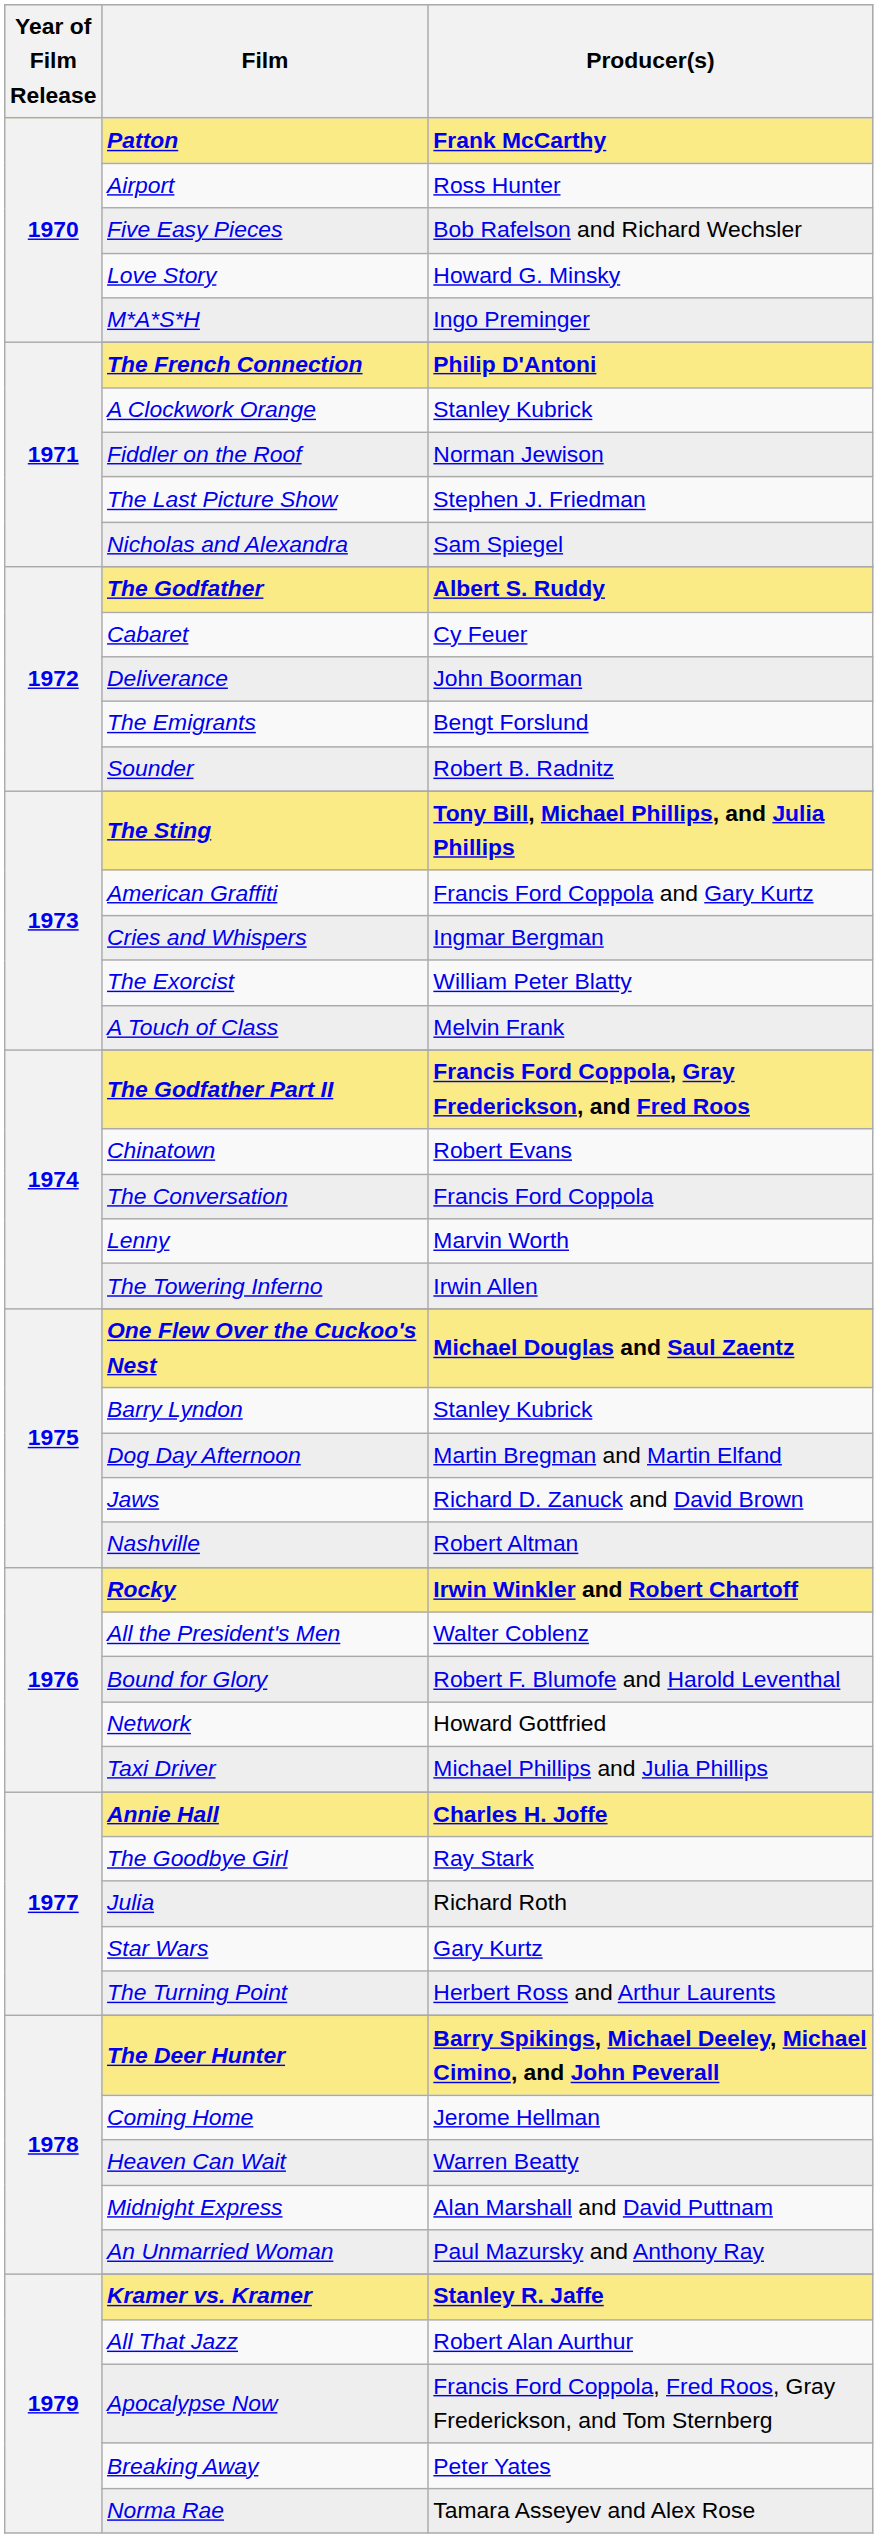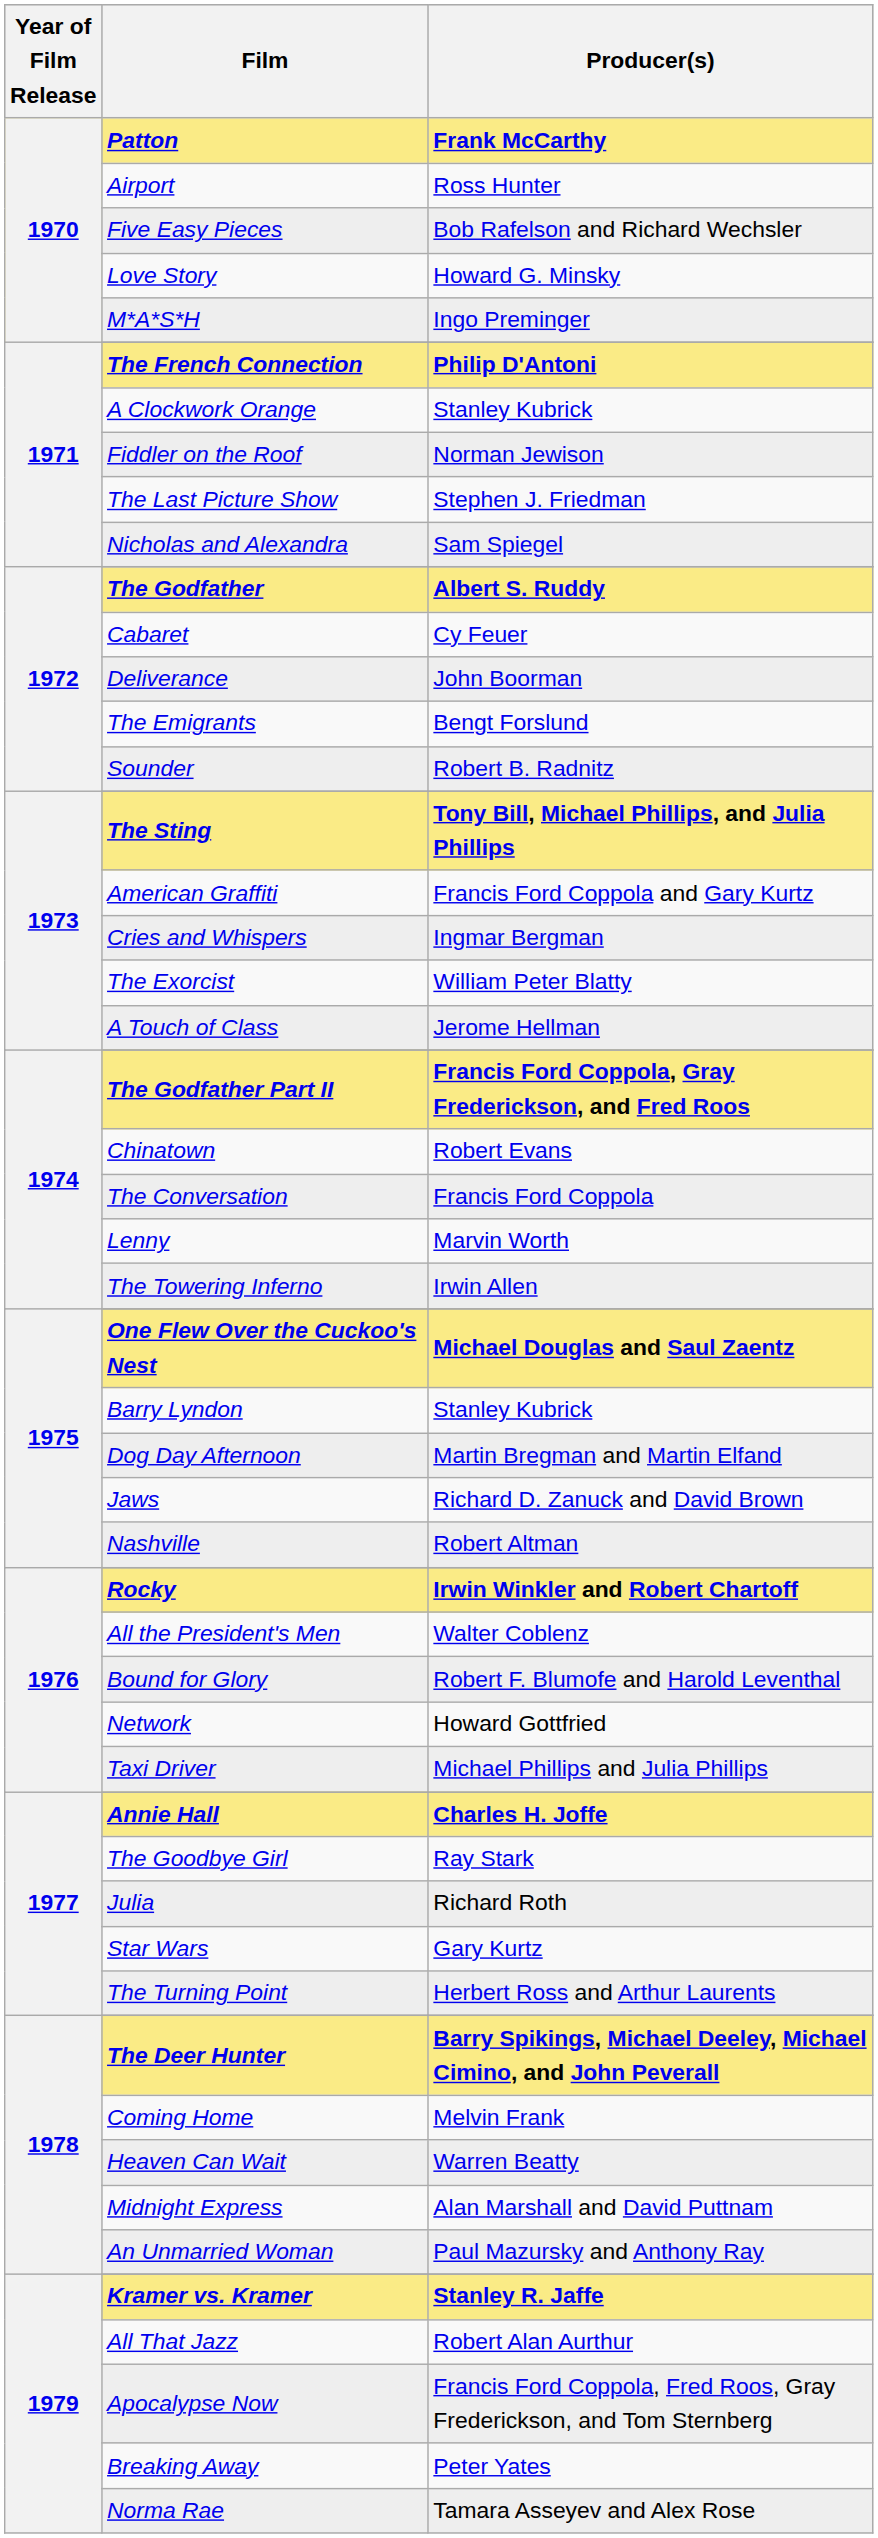(499, 1027) Melvin Frank -> (517, 1027) Jerome Hellman
(517, 2117) Jerome Hellman -> (499, 2117) Melvin Frank
